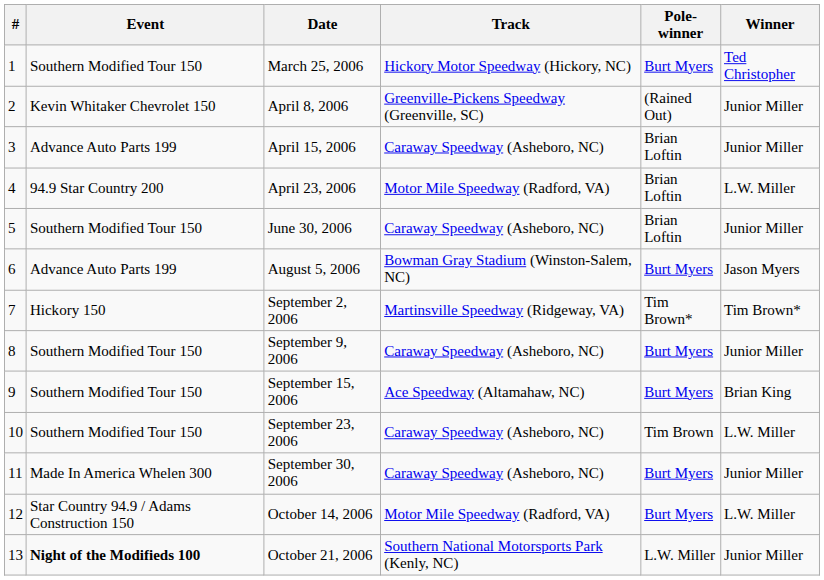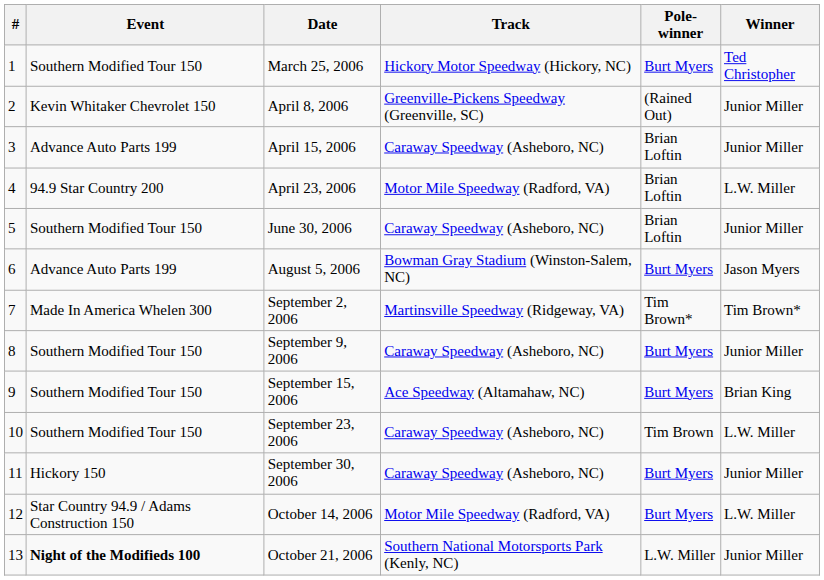(68, 310) Hickory 150 -> (121, 310) Made In America Whelen 300
(121, 473) Made In America Whelen 300 -> (68, 473) Hickory 150
